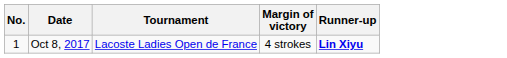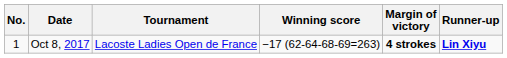+ column: (321, 20)
(288, 44) normal -> (411, 44) bold
